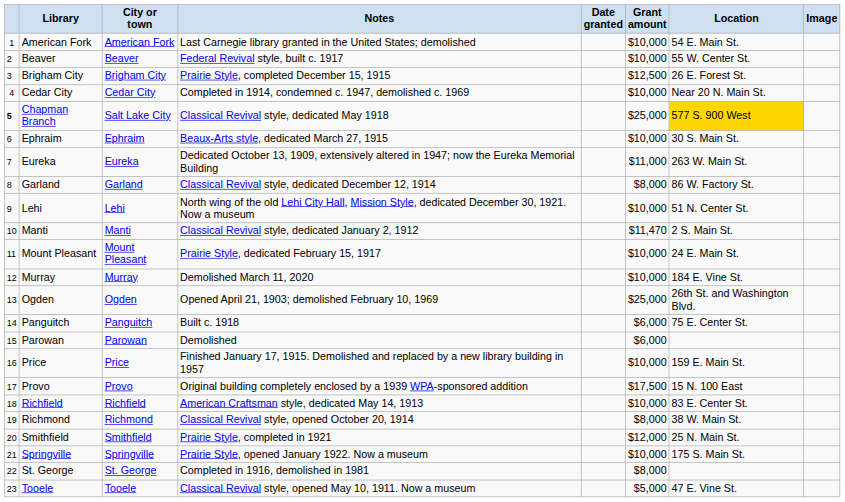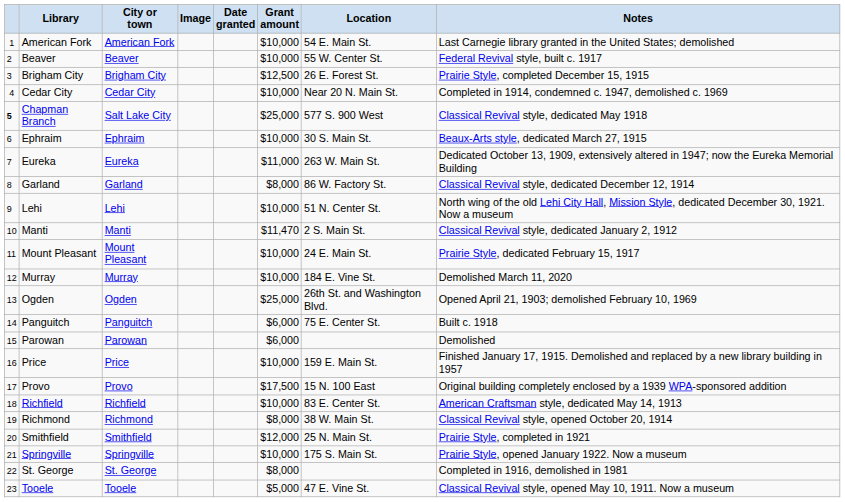columns swapped: (822, 19) <-> (379, 19)
(711, 116) gold background -> (343, 116) no background
